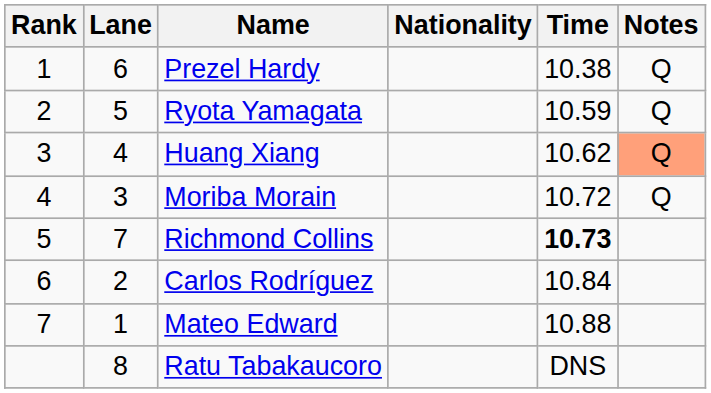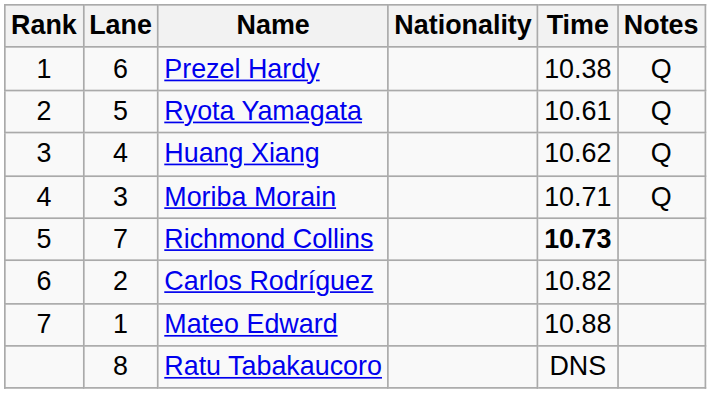(578, 111) 10.59 -> (578, 111) 10.61
(661, 153) lightsalmon background -> (661, 153) no background
(578, 196) 10.72 -> (578, 196) 10.71
(578, 281) 10.84 -> (578, 281) 10.82
